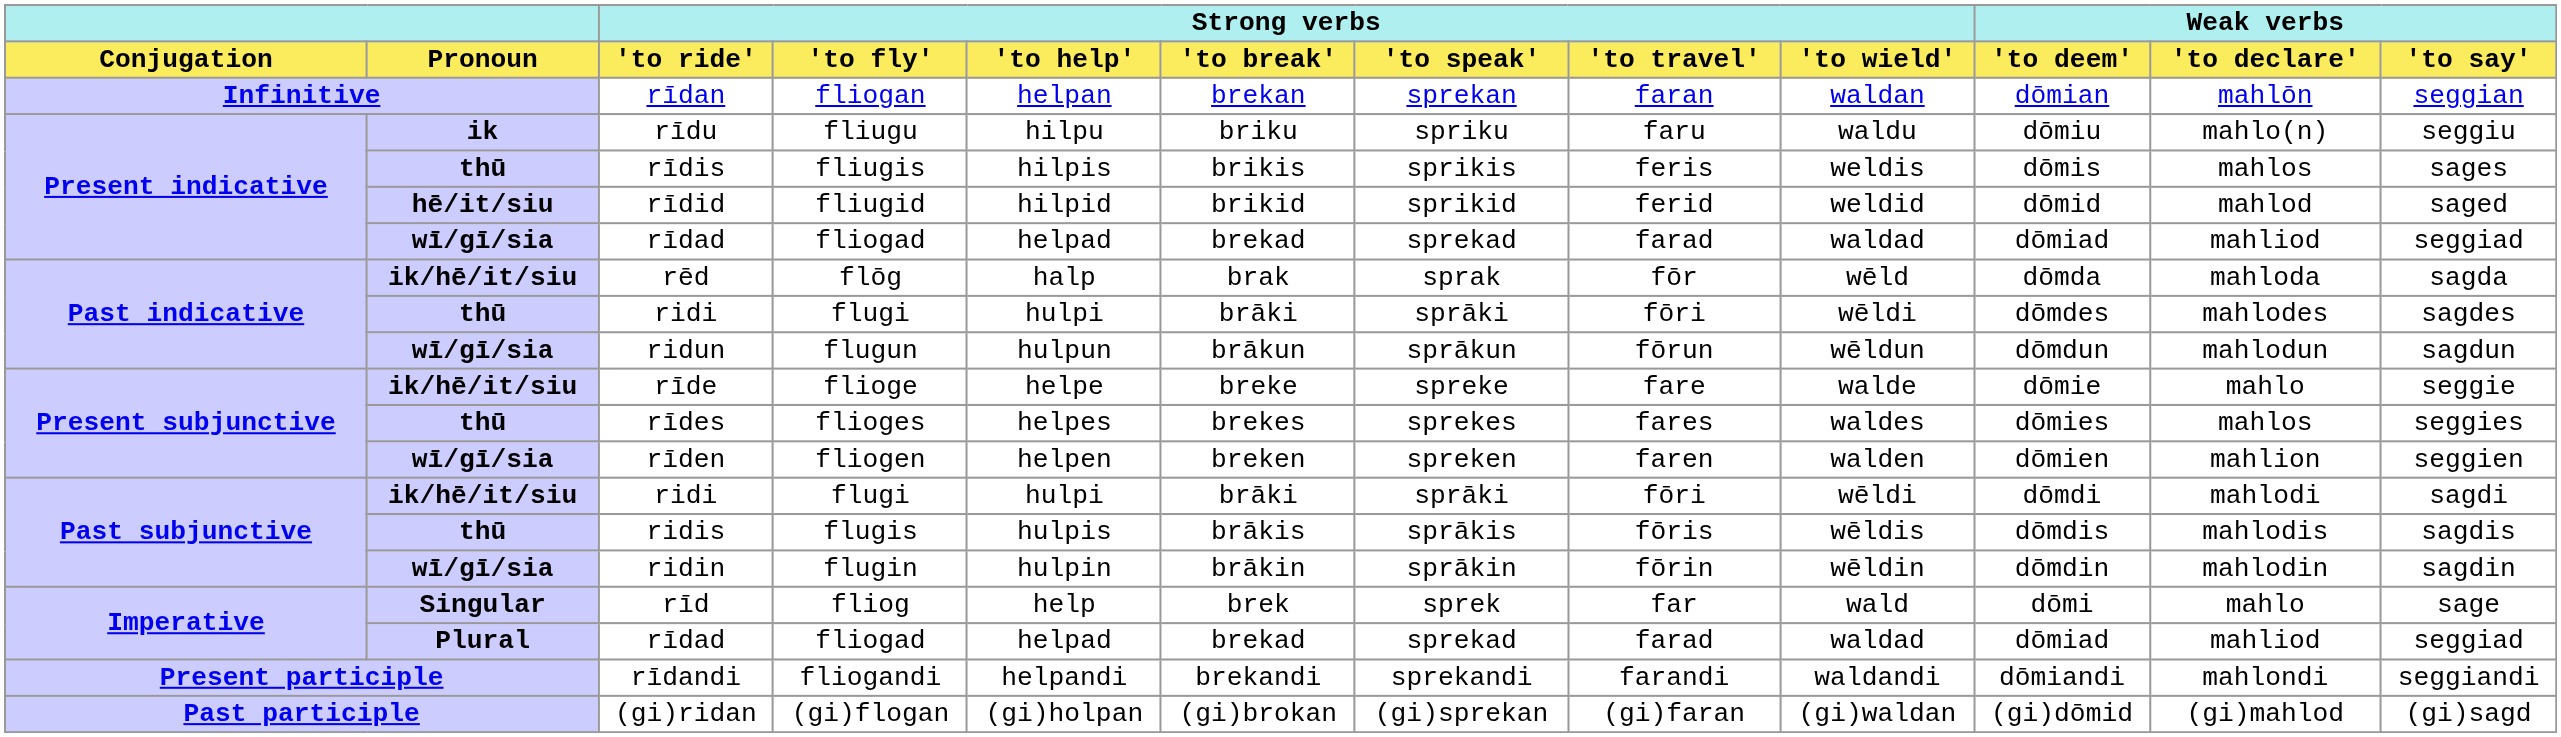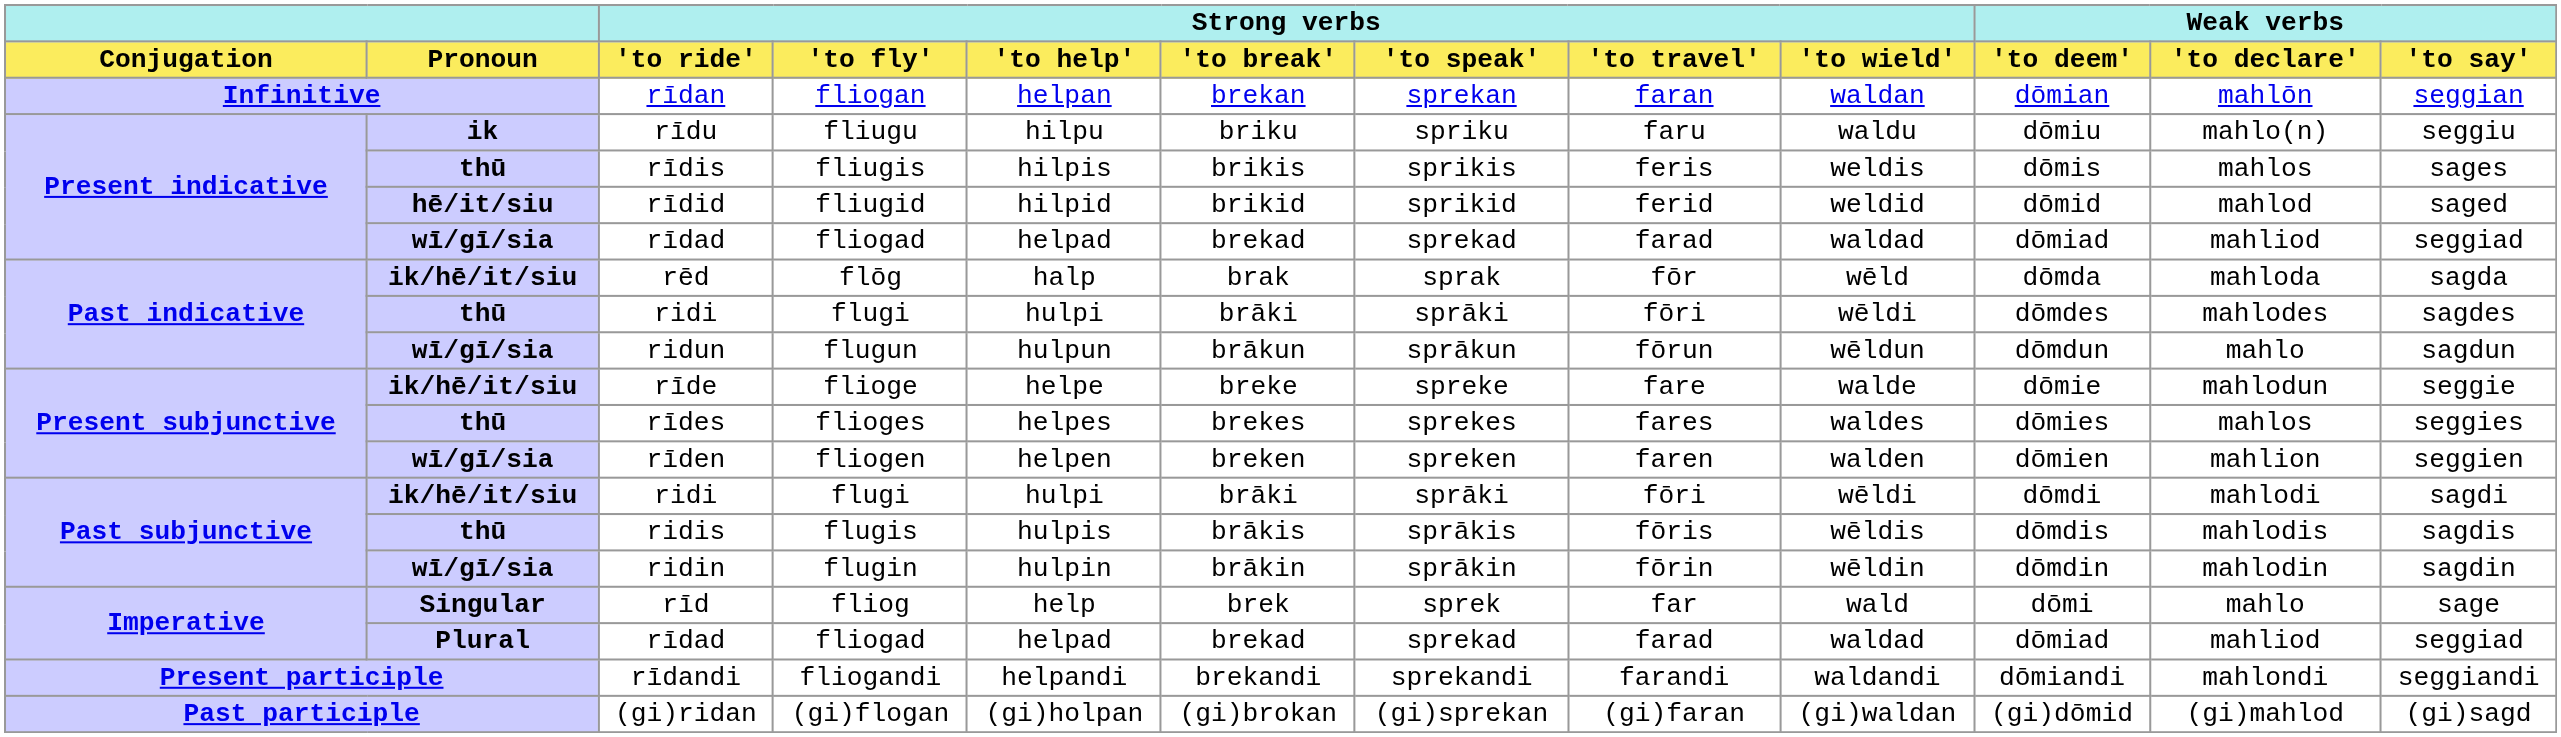(2265, 350) mahlodun -> (2265, 350) mahlo
(2265, 387) mahlo -> (2265, 387) mahlodun
